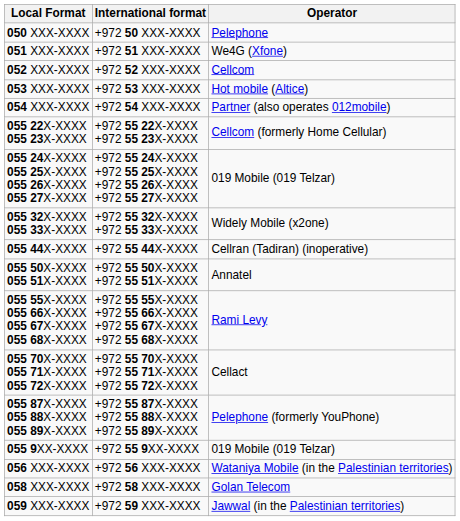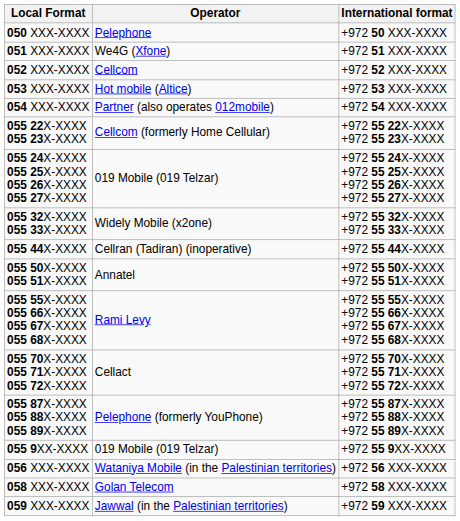columns swapped: (150, 13) <-> (332, 13)
